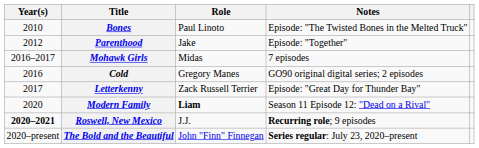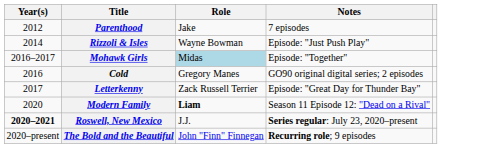- row: (119, 27)
(308, 43) Episode: "Together" -> (289, 27) 7 episodes
+ row: (119, 43)
(190, 58) no background -> (190, 58) lightblue background
(289, 58) 7 episodes -> (308, 58) Episode: "Together"
(322, 120) Recurring role; 9 episodes -> (343, 120) Series regular: July 23, 2020–present
(343, 136) Series regular: July 23, 2020–present -> (322, 136) Recurring role; 9 episodes
